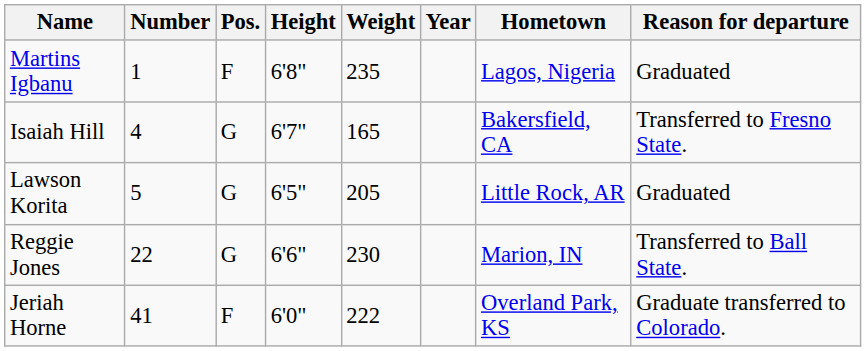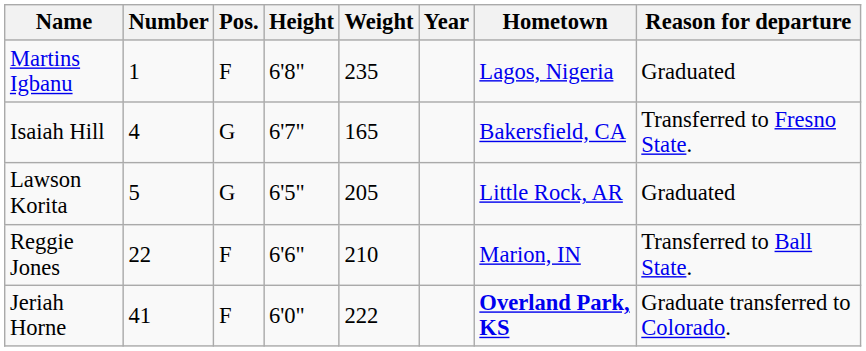(229, 254) G -> (225, 254) F
(363, 254) 230 -> (361, 254) 210
(549, 315) normal -> (555, 315) bold
